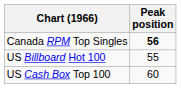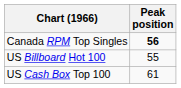(153, 74) 60 -> (153, 74) 61
